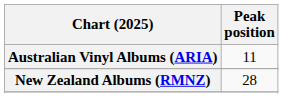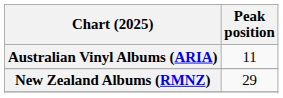(250, 80) 28 -> (250, 80) 29
